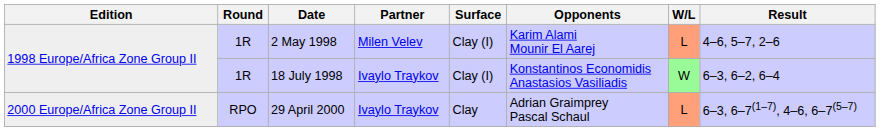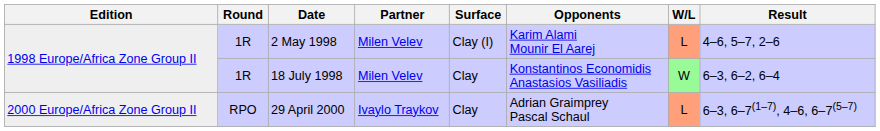(398, 76) Ivaylo Traykov -> (390, 76) Milen Velev
(473, 76) Clay (I) -> (465, 76) Clay
